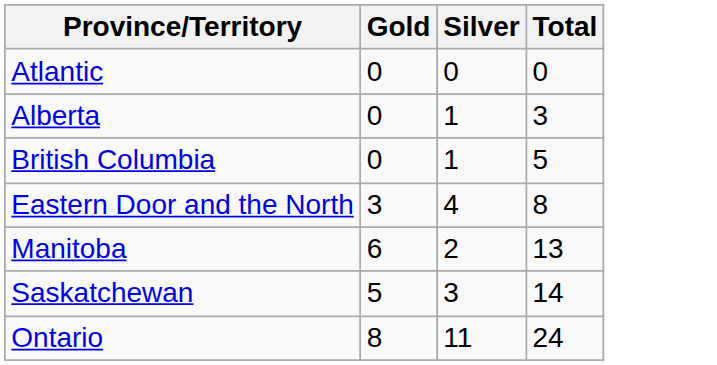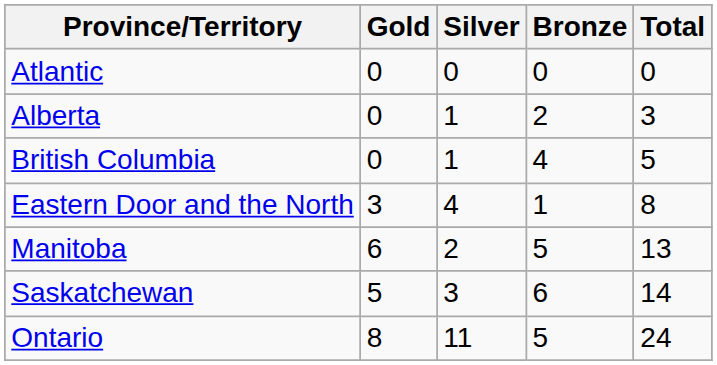+ column: (580, 26)
